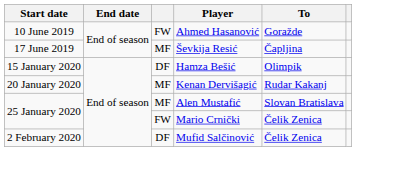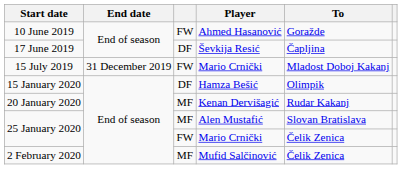(163, 48) MF -> (185, 48) DF
+ row: (44, 66)
(163, 137) DF -> (185, 155) MF
